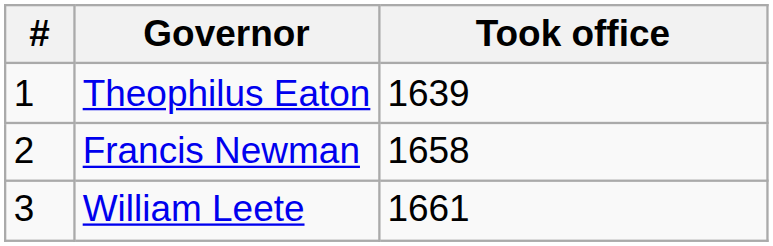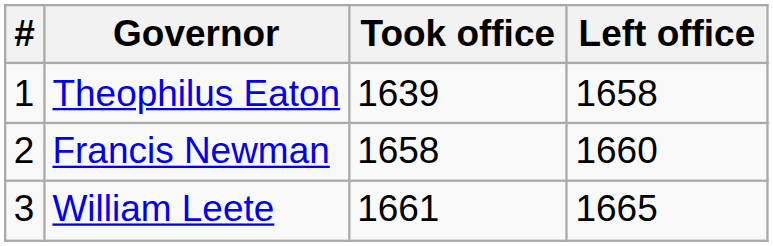+ column: (667, 33)
